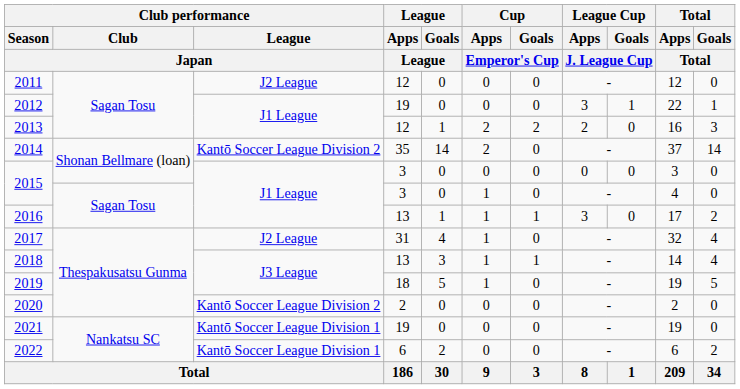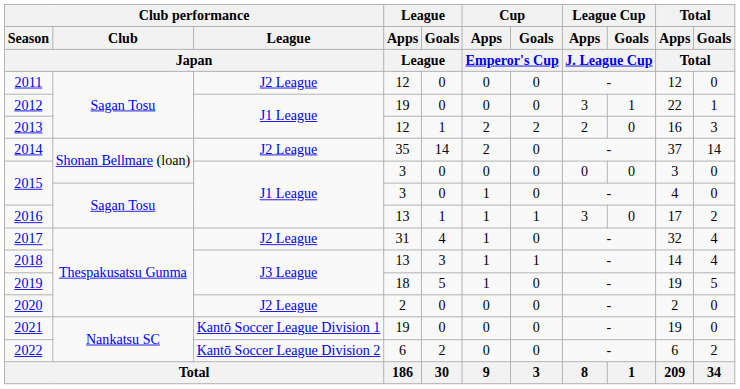(289, 149) Kantō Soccer League Division 2 -> (289, 149) J2 League
(289, 305) Kantō Soccer League Division 2 -> (289, 305) J2 League
(289, 350) Kantō Soccer League Division 1 -> (289, 350) Kantō Soccer League Division 2
